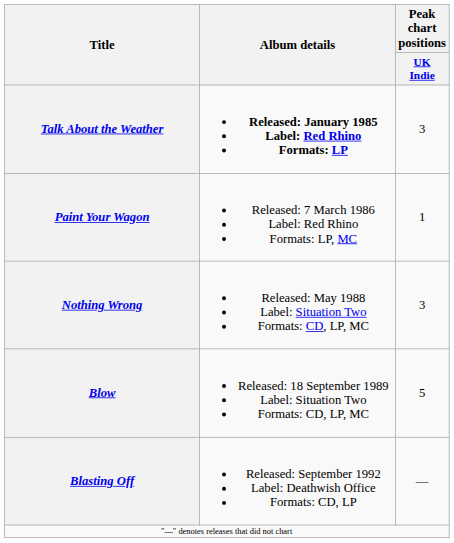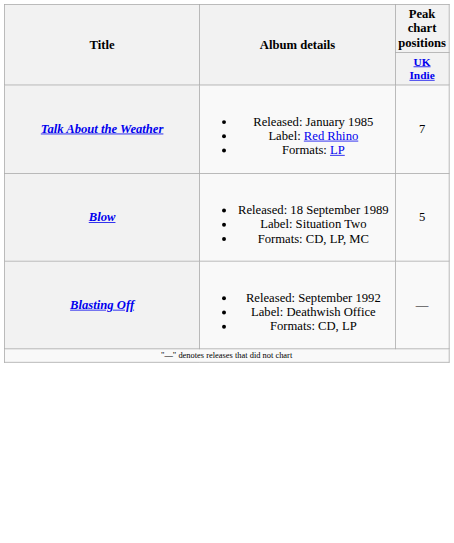(298, 136) bold -> (298, 136) normal
(422, 129) 3 -> (422, 129) 7
- row: (102, 217)
- row: (102, 305)
